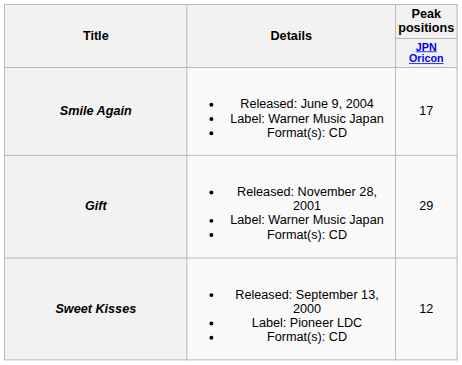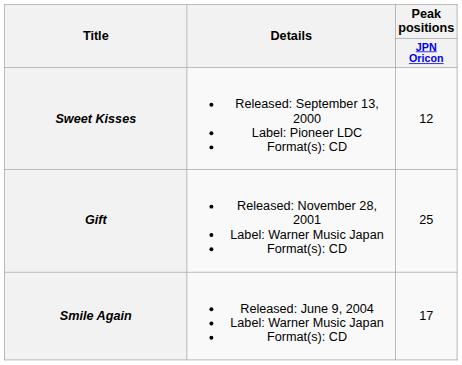rows swapped: (96, 308) <-> (96, 111)
(426, 206) 29 -> (426, 220) 25
